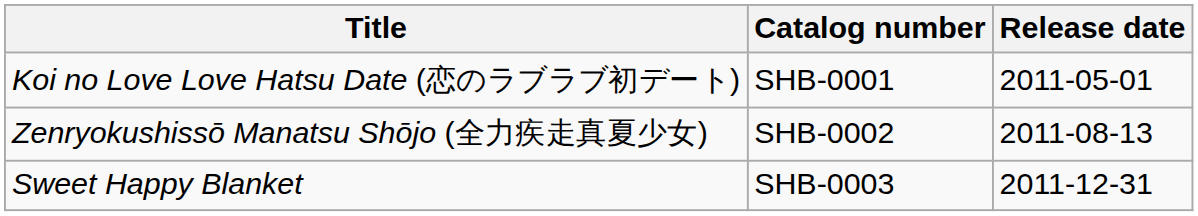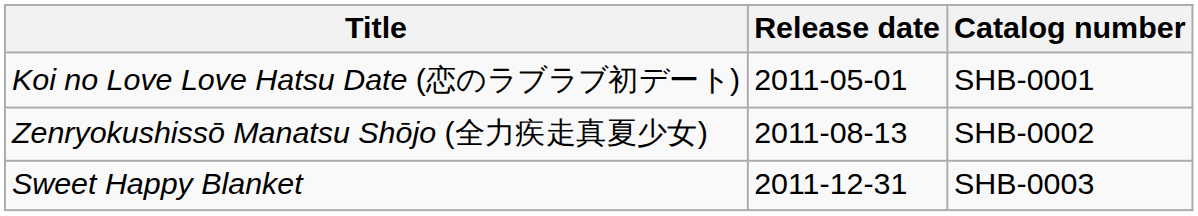columns swapped: (1093, 28) <-> (870, 28)
